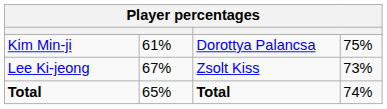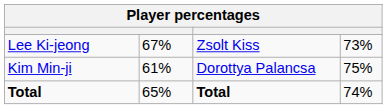rows swapped: (40, 45) <-> (49, 68)
